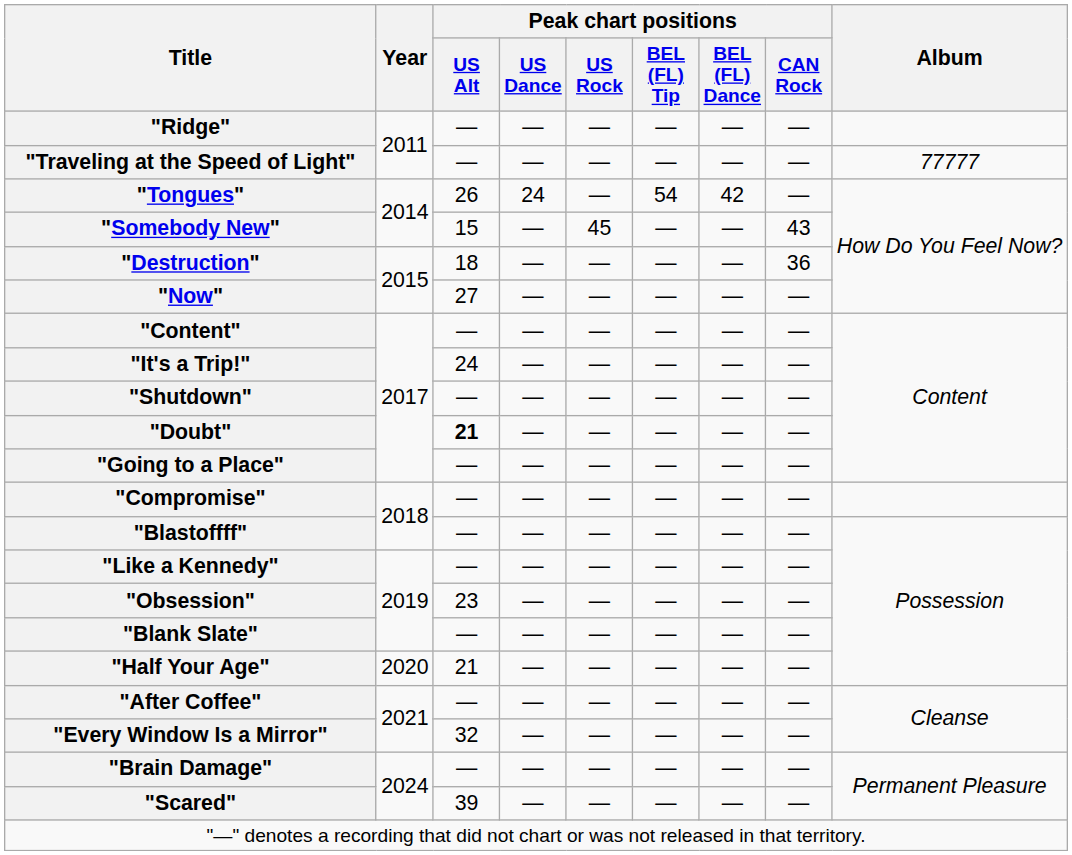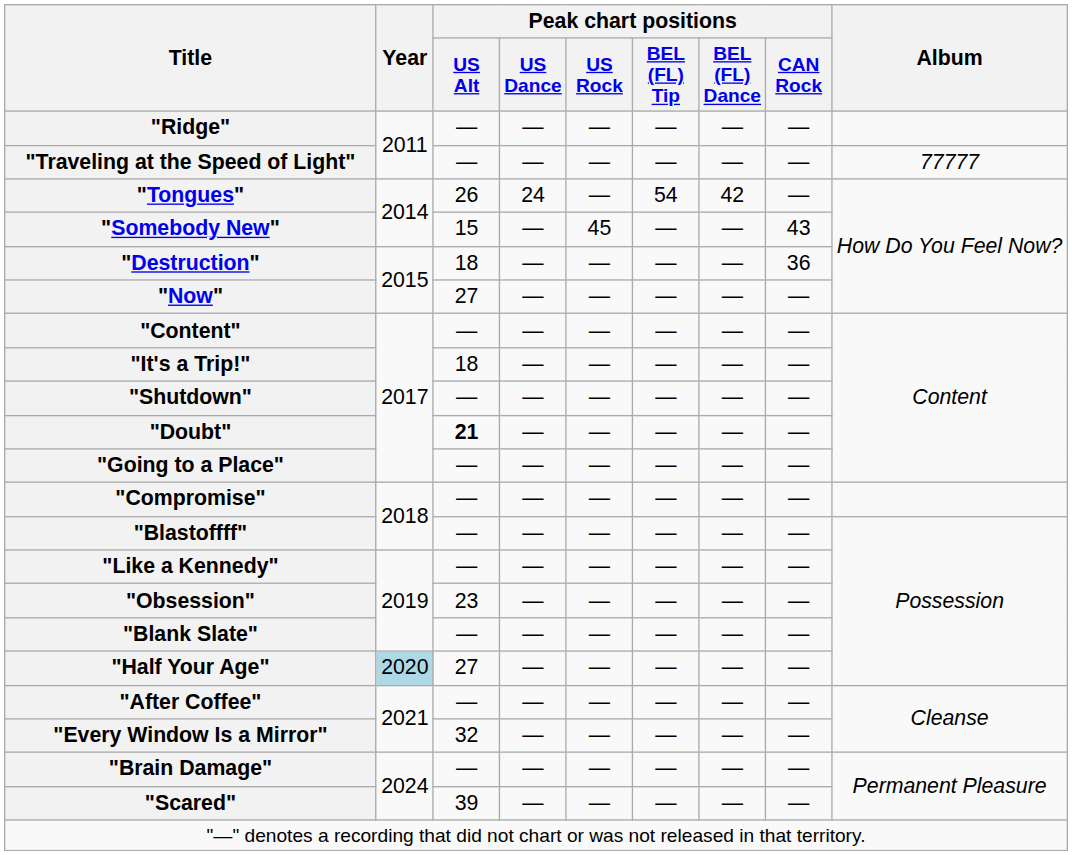(467, 364) 24 -> (467, 364) 18
(405, 667) no background -> (405, 667) lightblue background
(467, 667) 21 -> (467, 667) 27
